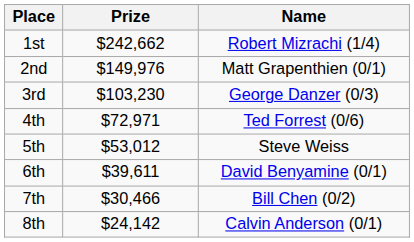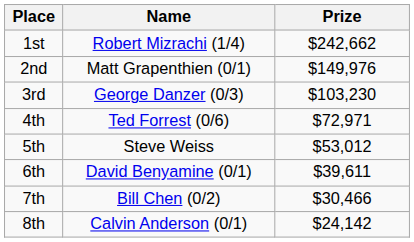columns swapped: (304, 17) <-> (131, 17)
